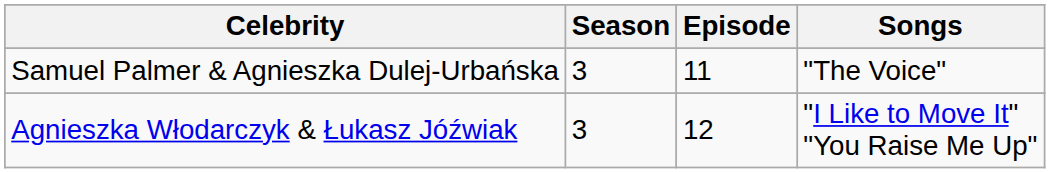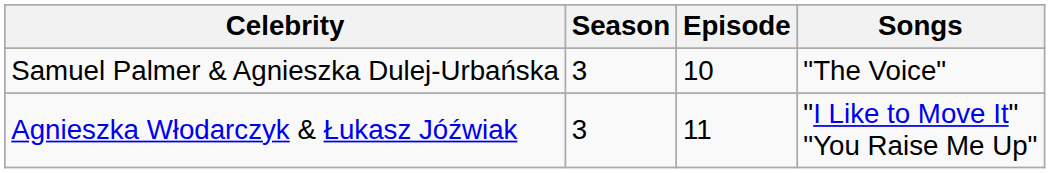(697, 70) 11 -> (698, 70) 10
(698, 129) 12 -> (697, 129) 11
